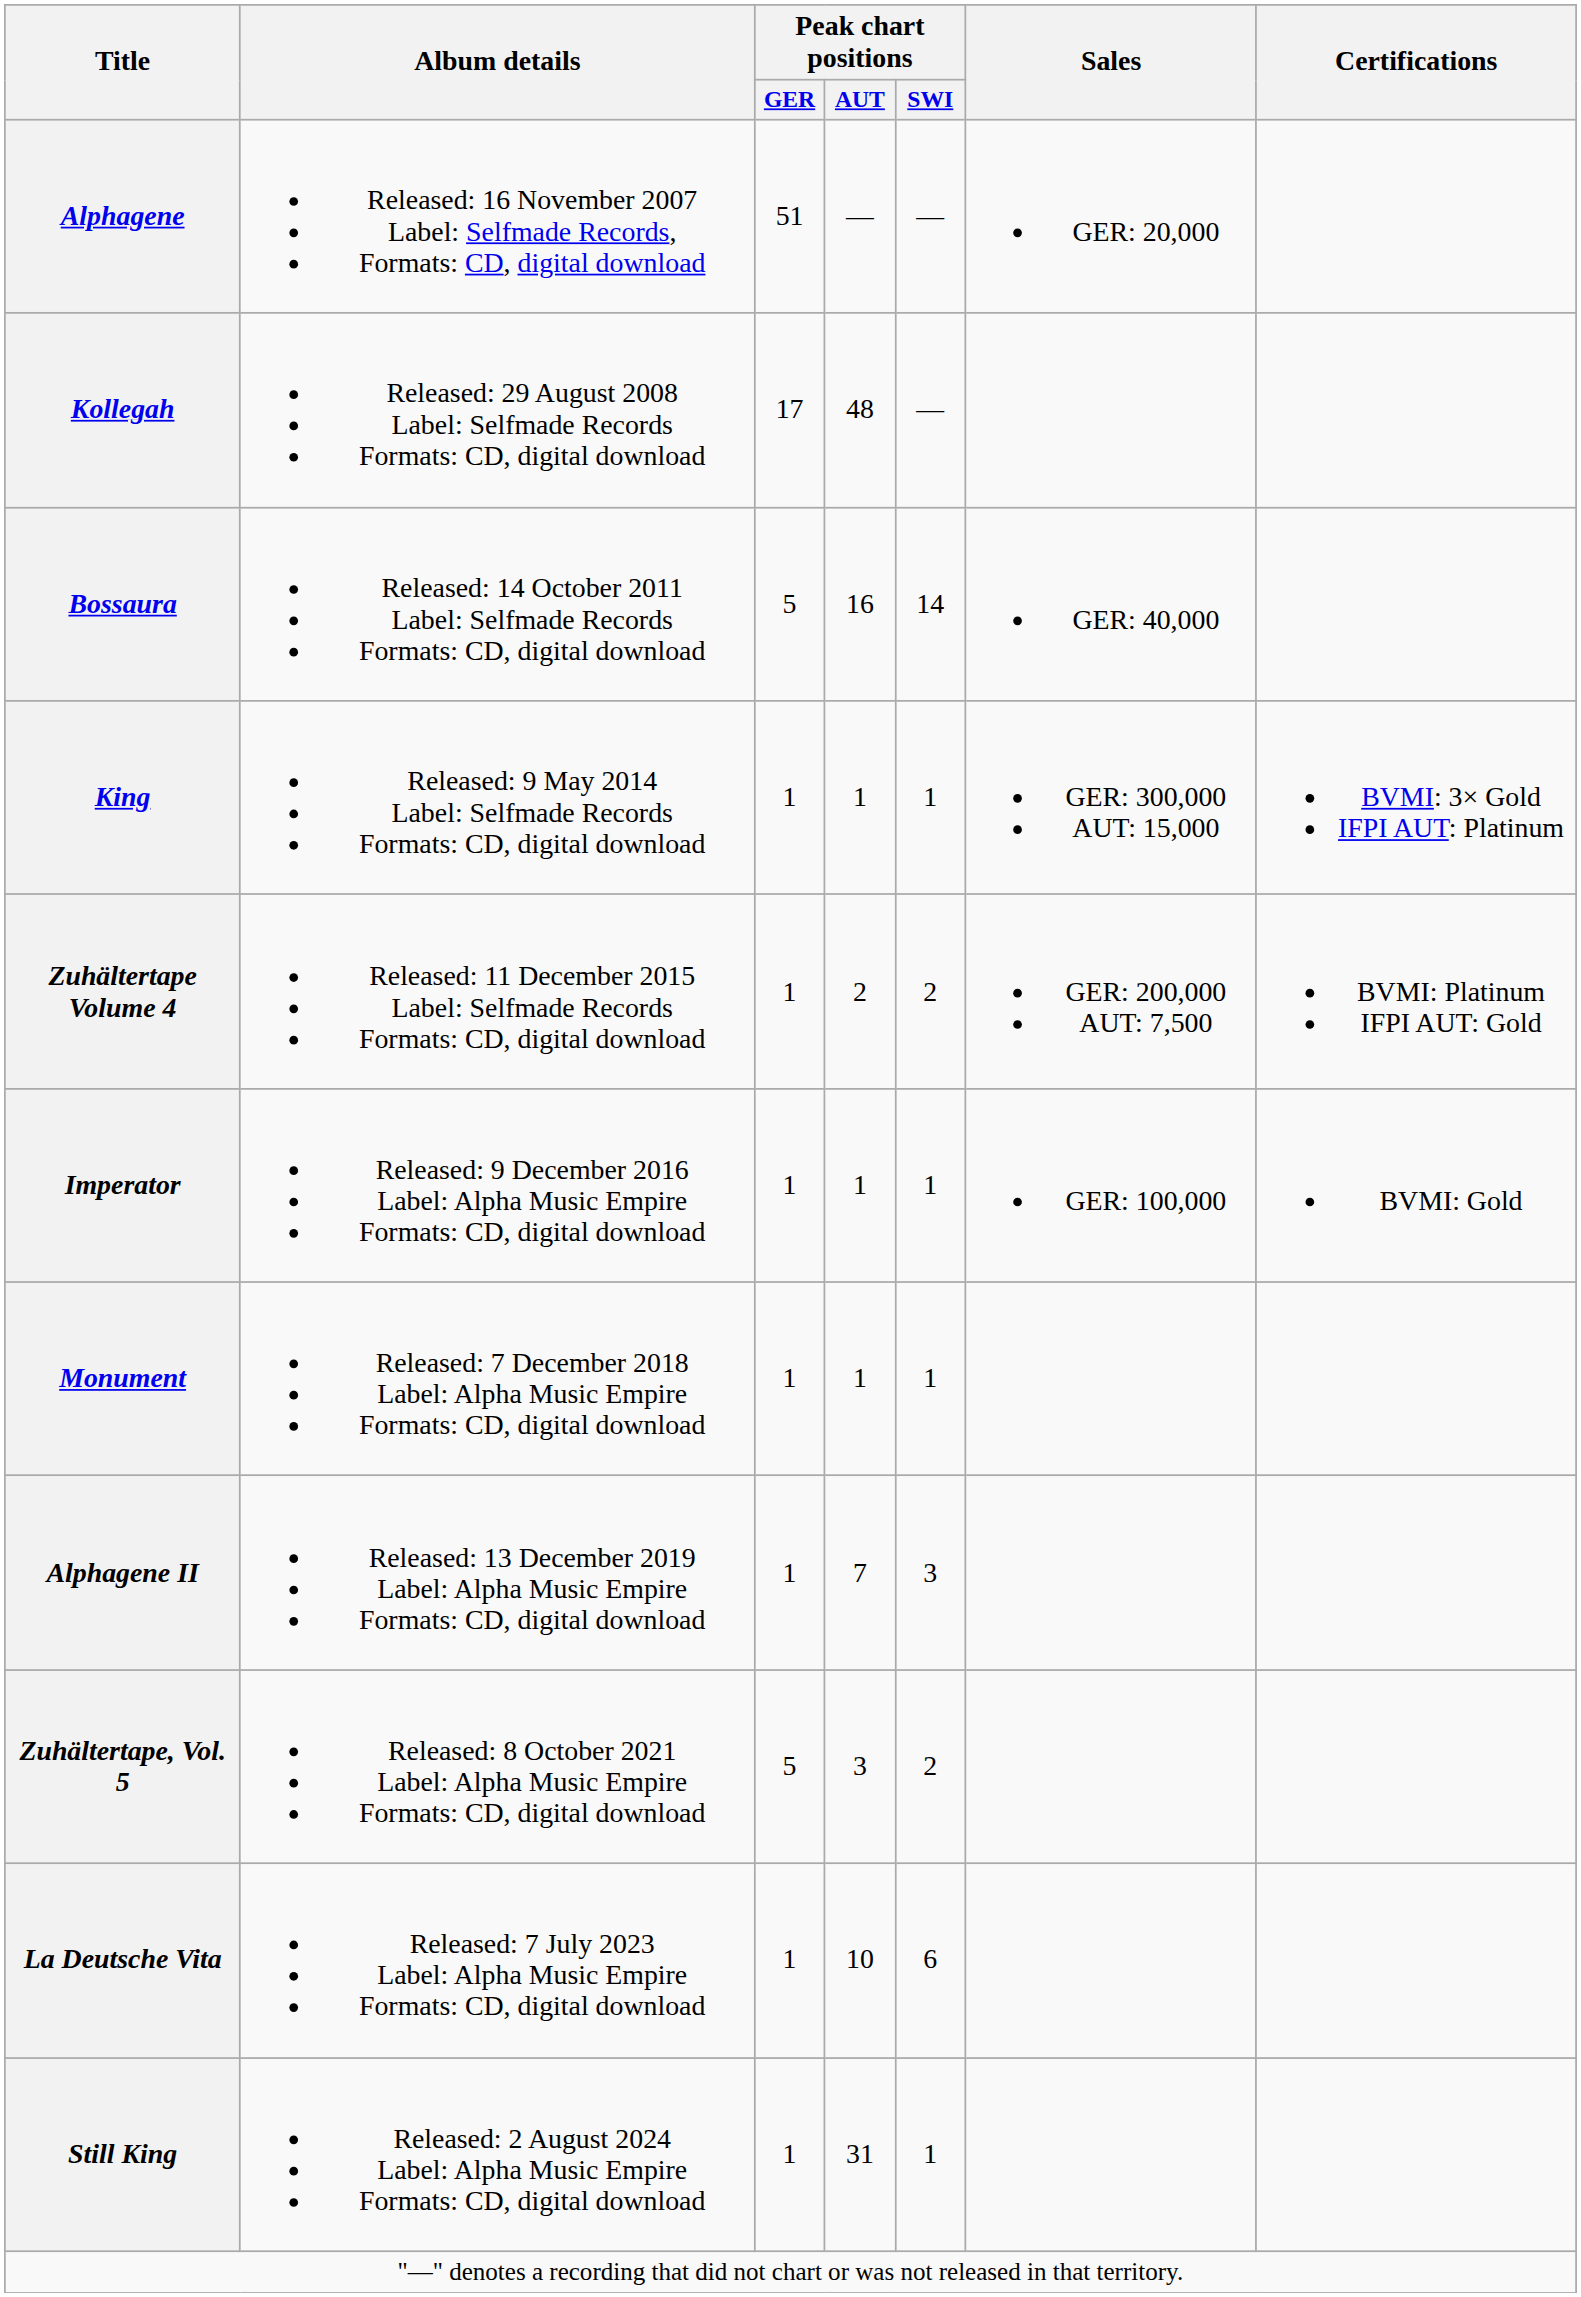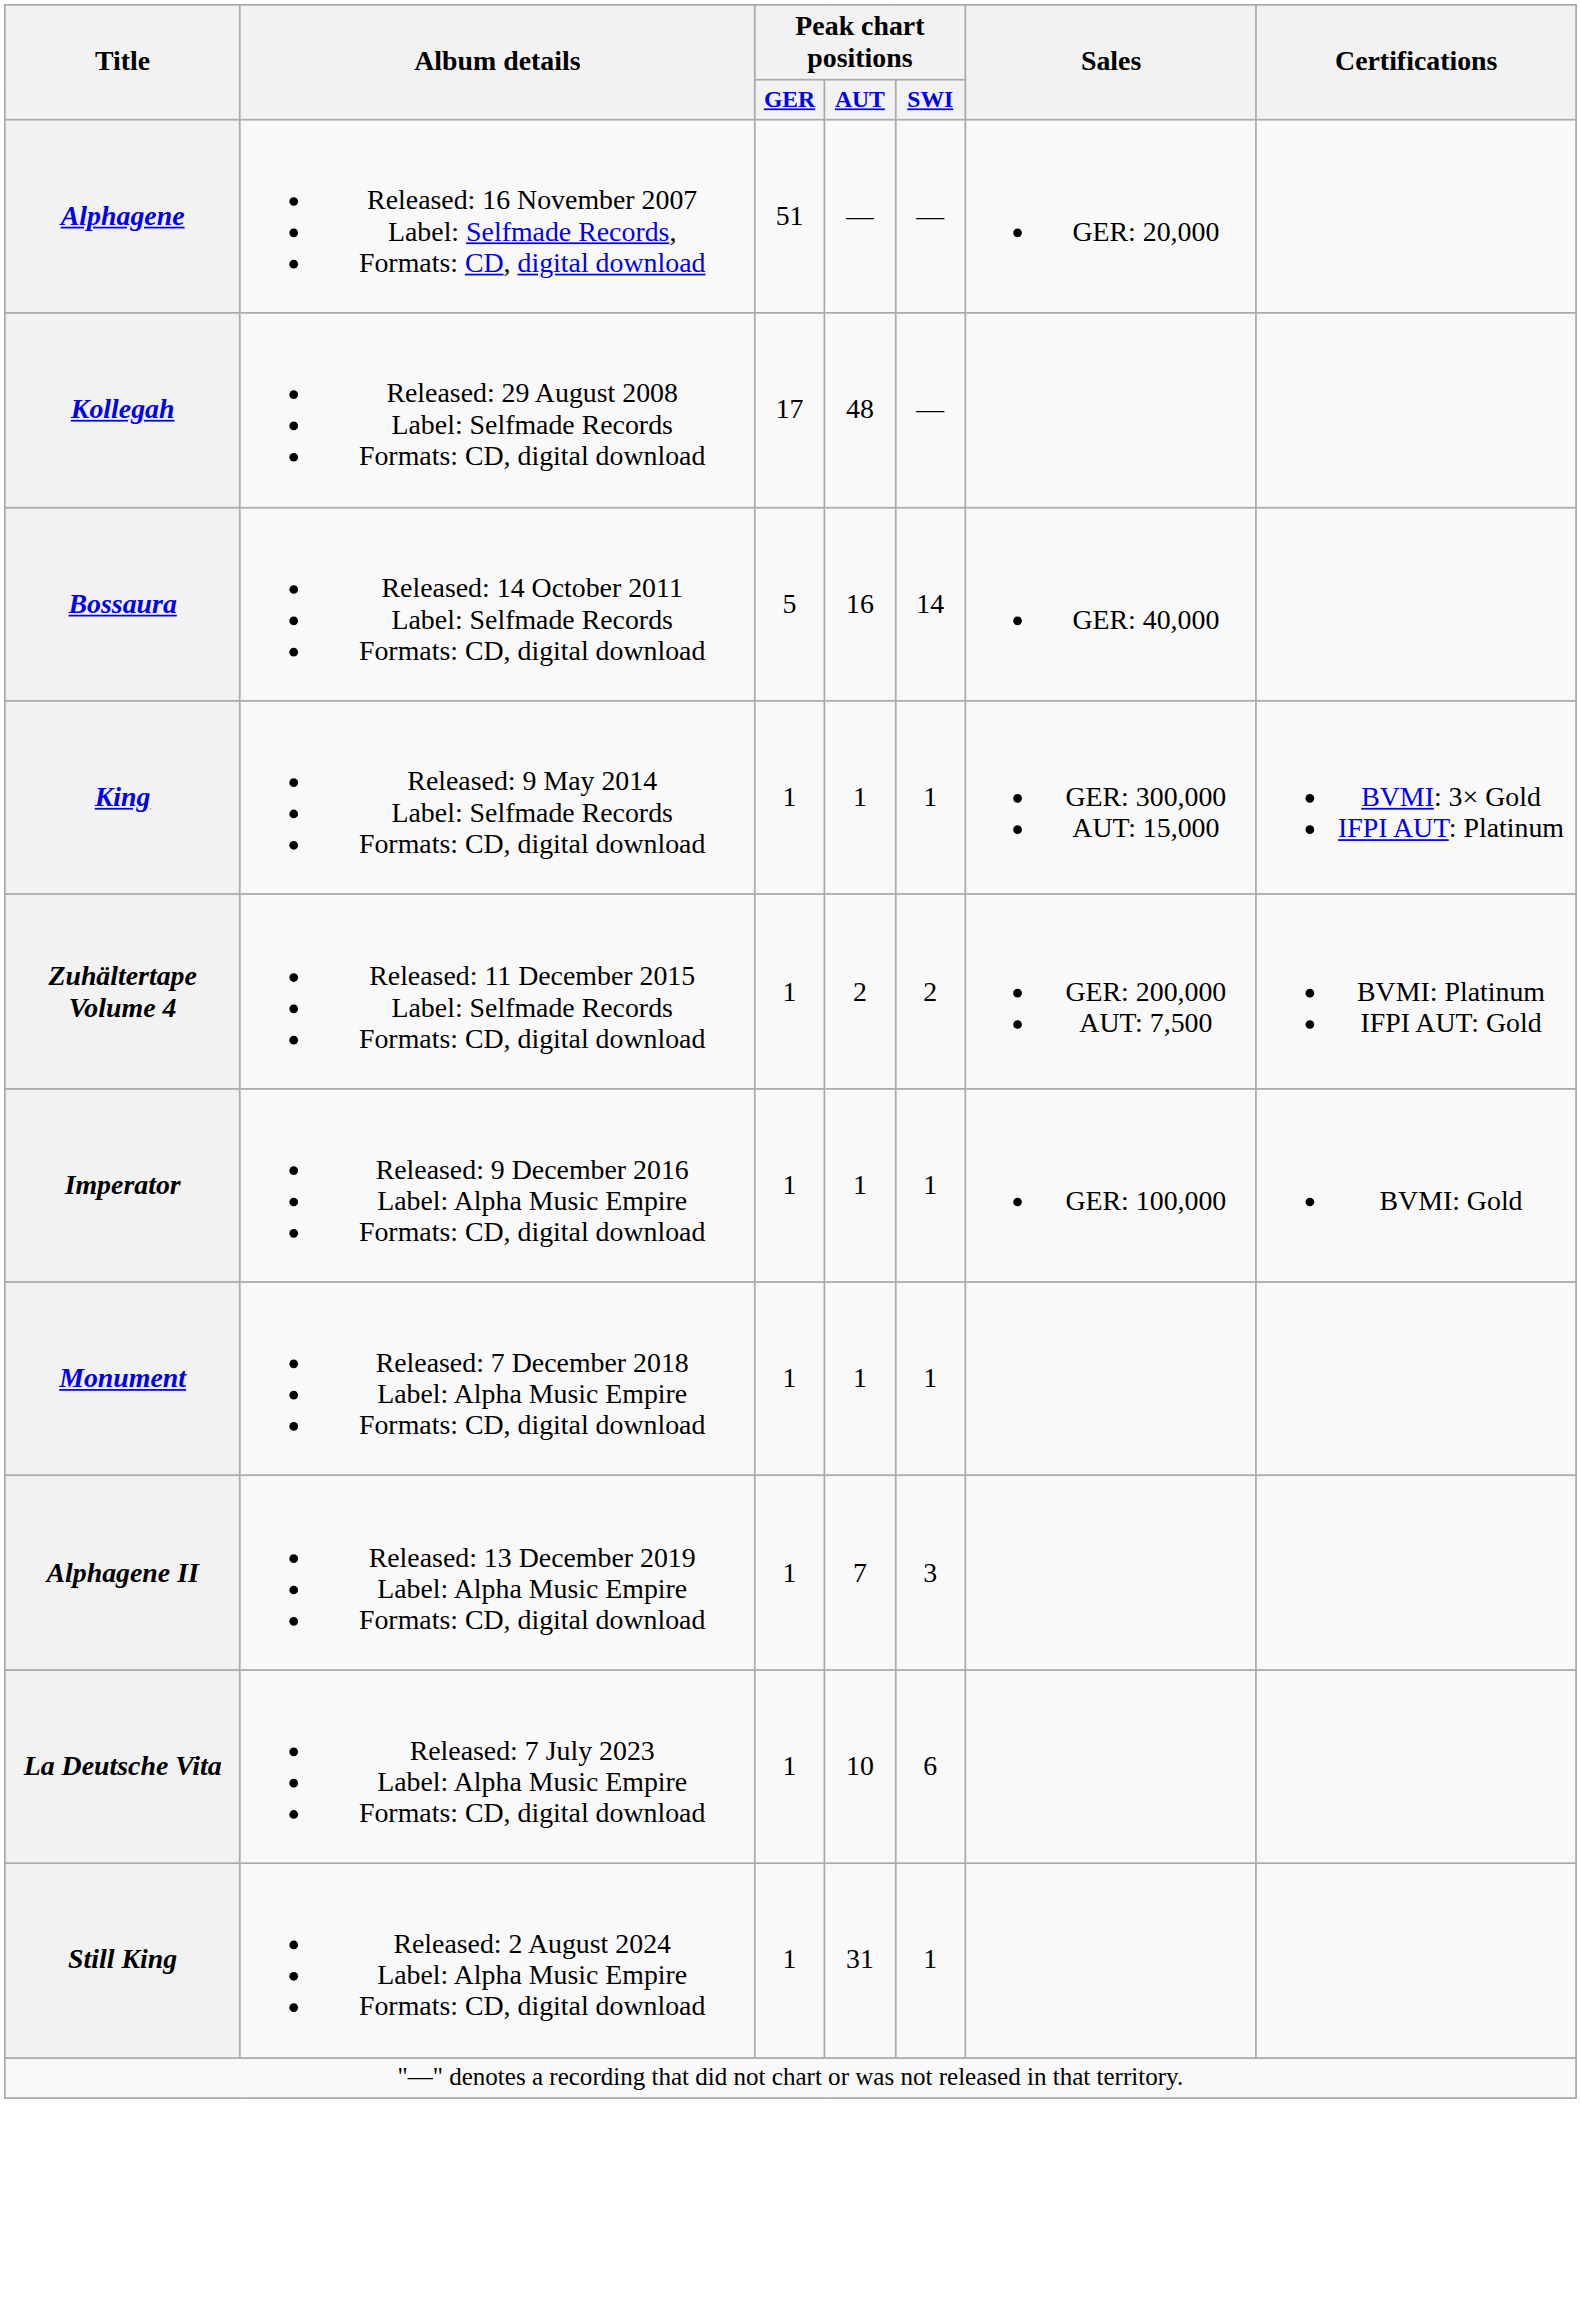- row: (123, 1766)
